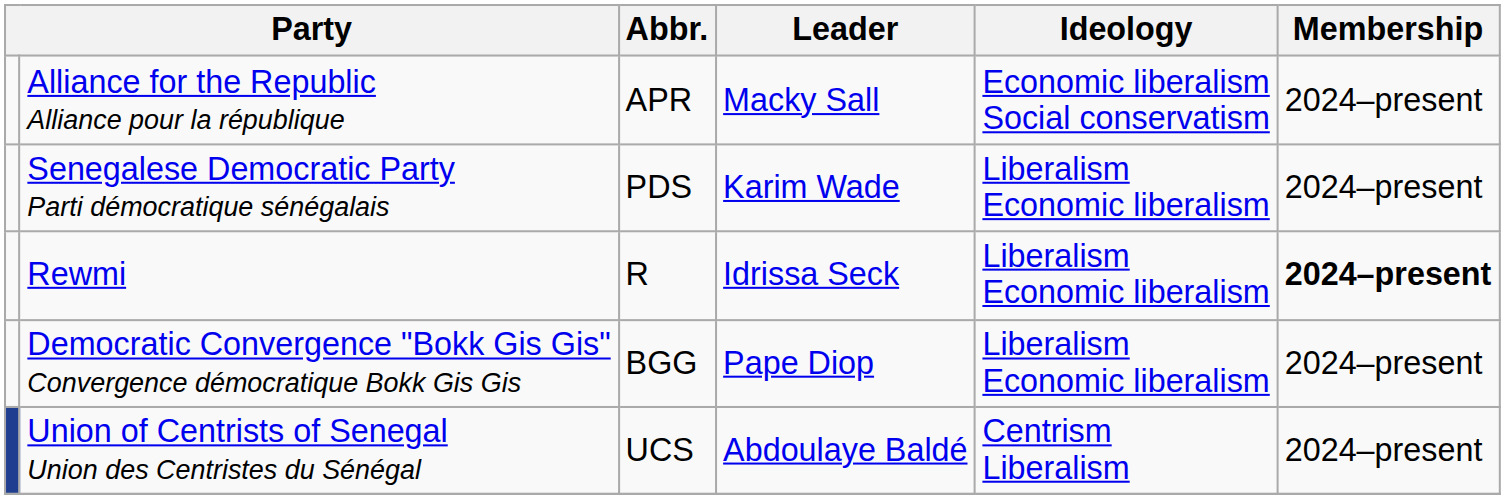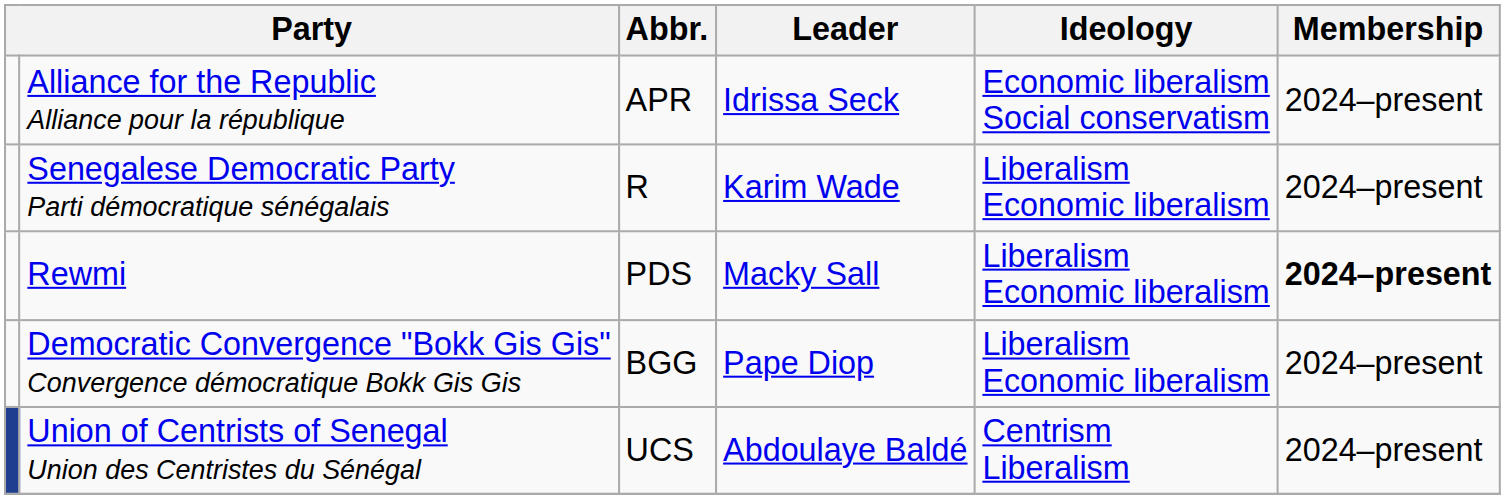(801, 99) Macky Sall -> (811, 99) Idrissa Seck
(659, 187) PDS -> (637, 187) R
(637, 274) R -> (659, 274) PDS
(811, 274) Idrissa Seck -> (801, 274) Macky Sall
